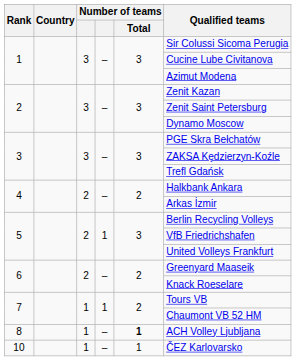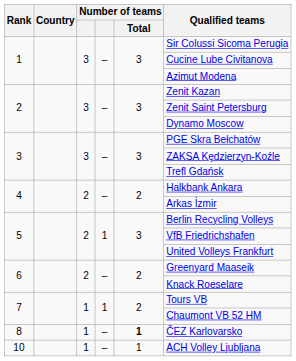(213, 332) ACH Volley Ljubljana -> (204, 332) ČEZ Karlovarsko
(204, 348) ČEZ Karlovarsko -> (213, 348) ACH Volley Ljubljana
